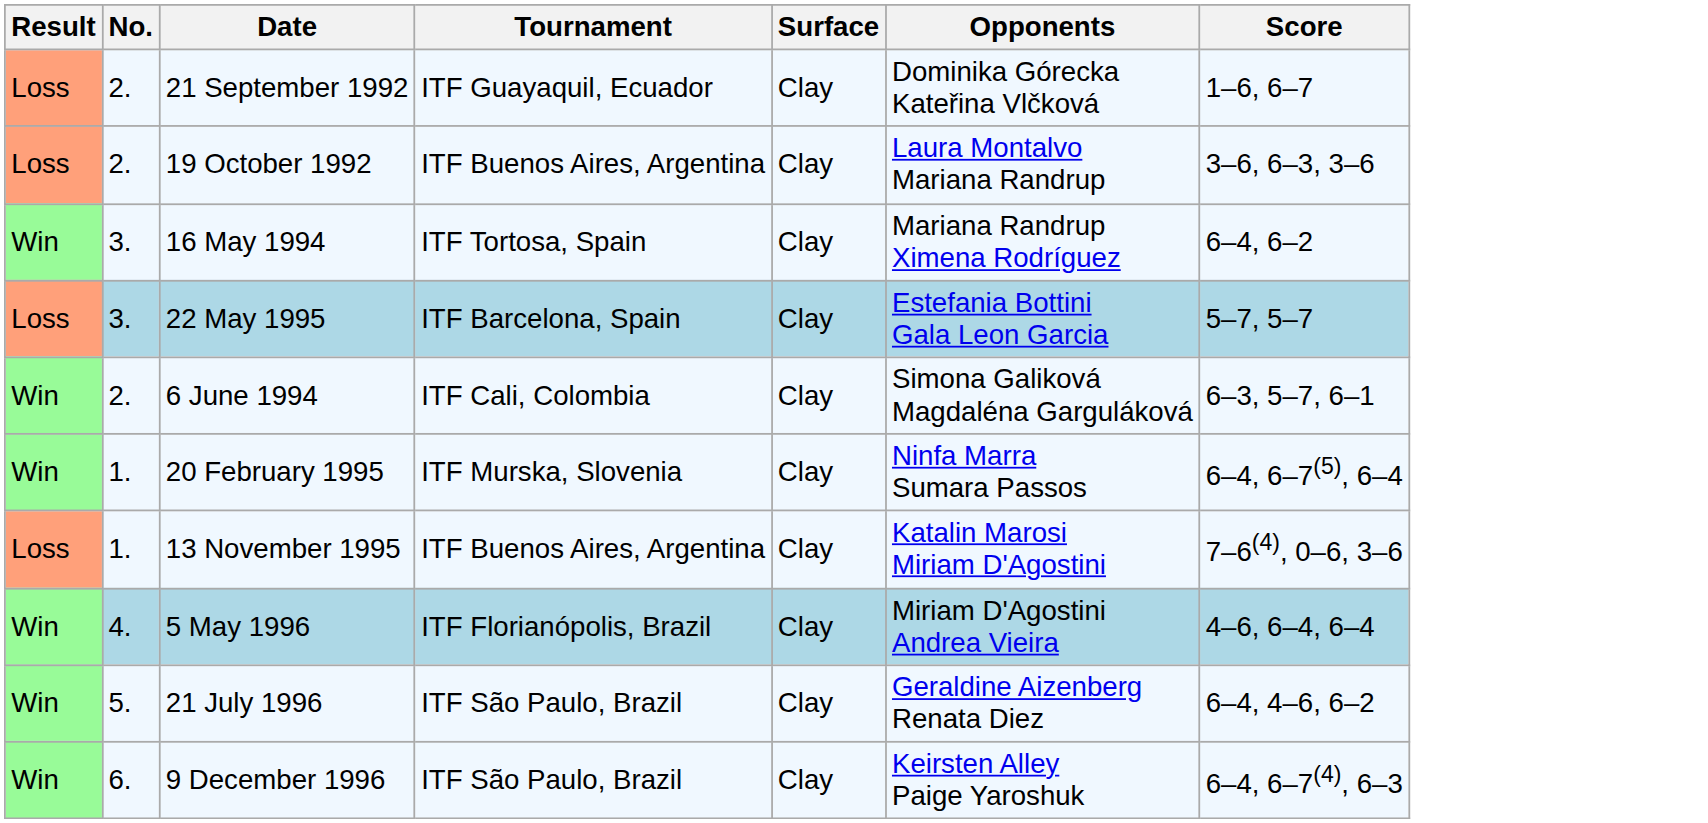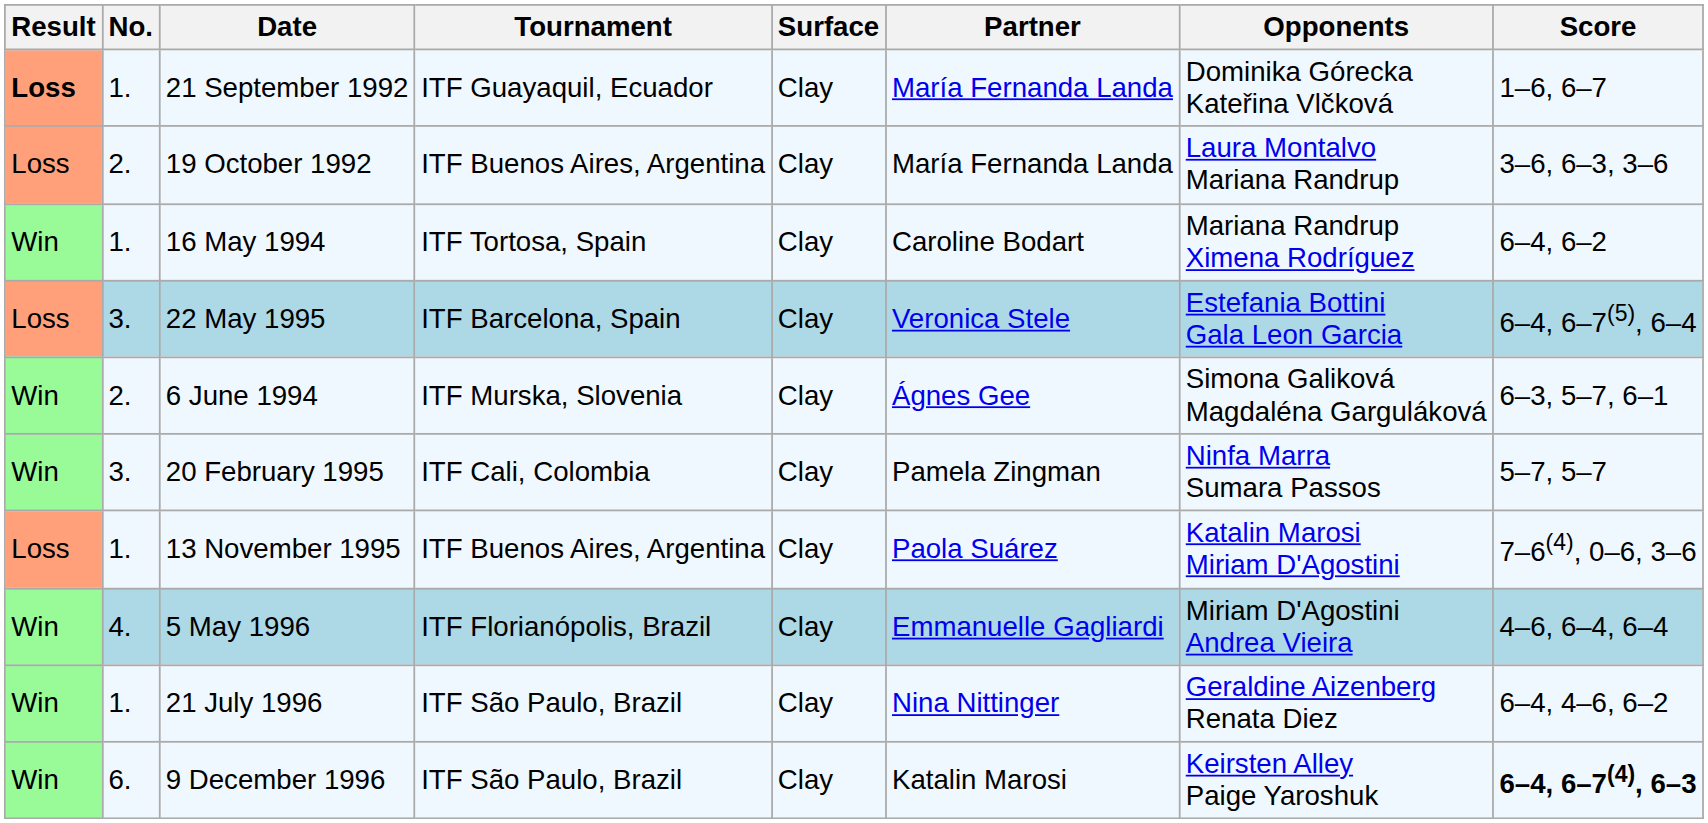+ column: (1032, 26)
(40, 87) normal -> (44, 87) bold
(120, 87) 2. -> (120, 87) 1.
(120, 241) 3. -> (120, 241) 1.
(1259, 317) 5–7, 5–7 -> (1598, 317) 6–4, 6–7(5), 6–4
(536, 394) ITF Cali, Colombia -> (552, 394) ITF Murska, Slovenia
(120, 471) 1. -> (120, 471) 3.
(552, 471) ITF Murska, Slovenia -> (536, 471) ITF Cali, Colombia
(1304, 471) 6–4, 6–7(5), 6–4 -> (1553, 471) 5–7, 5–7
(120, 702) 5. -> (120, 702) 1.
(1304, 779) normal -> (1598, 779) bold
